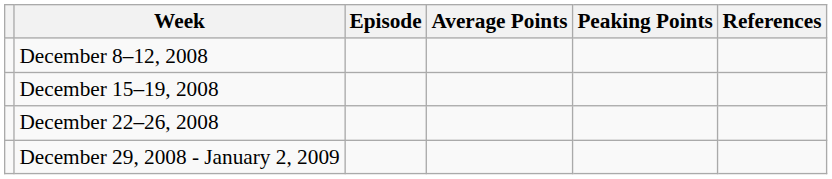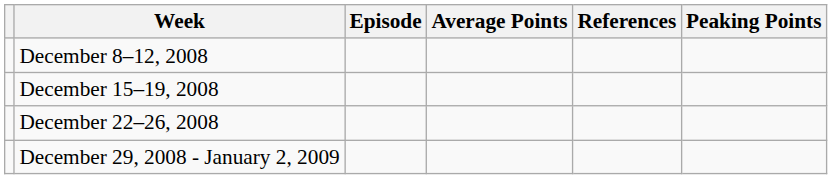columns swapped: (645, 21) <-> (772, 21)
